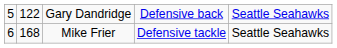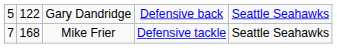(11, 33) 6 -> (11, 33) 7
